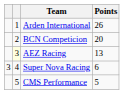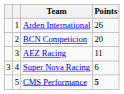(99, 53) 13 -> (98, 53) 11
(97, 81) normal -> (97, 81) bold
